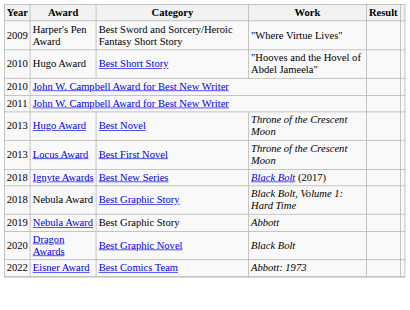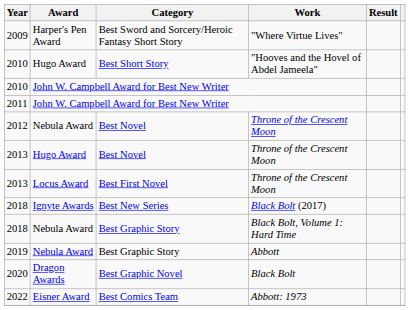+ row: (17, 126)
